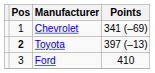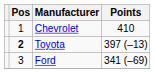(126, 29) 341 (–69) -> (126, 29) 410
(126, 61) 410 -> (126, 61) 341 (–69)
